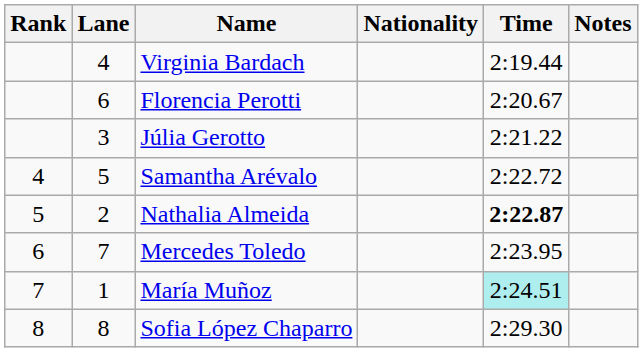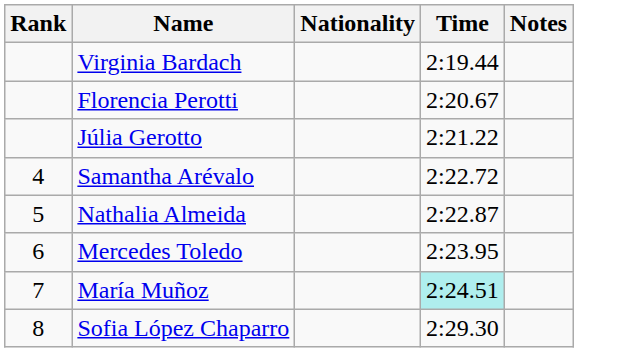- column: (103, 23)
(526, 213) bold -> (462, 213) normal
